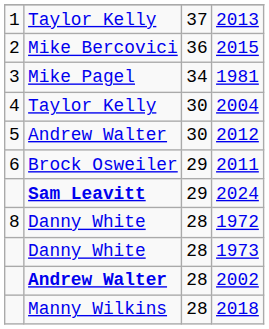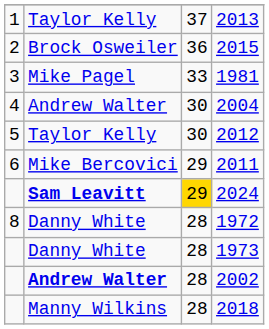(103, 48) Mike Bercovici -> (103, 48) Brock Osweiler
(197, 77) 34 -> (197, 77) 33
(92, 106) Taylor Kelly -> (98, 106) Andrew Walter
(98, 135) Andrew Walter -> (92, 135) Taylor Kelly
(103, 164) Brock Osweiler -> (103, 164) Mike Bercovici
(197, 193) no background -> (197, 193) gold background
